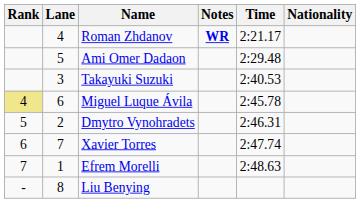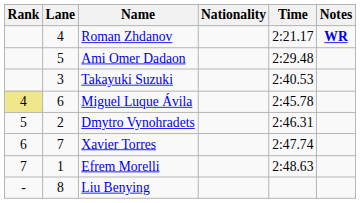columns swapped: (320, 15) <-> (217, 15)
